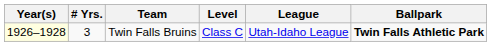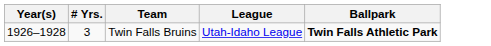- column: (222, 14)
(36, 32) lightyellow background -> (36, 32) no background
